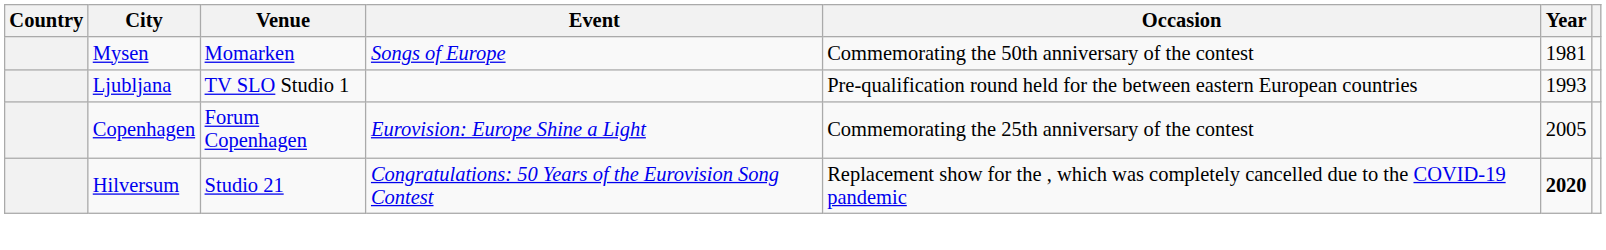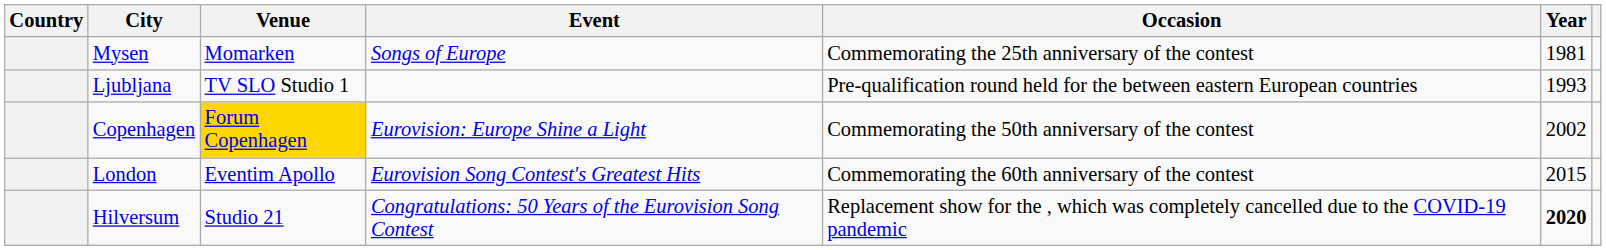(1040, 53) Commemorating the 50th anniversary of the contest -> (1040, 53) Commemorating the 25th anniversary of the contest
(256, 129) no background -> (256, 129) gold background
(1040, 129) Commemorating the 25th anniversary of the contest -> (1040, 129) Commemorating the 50th anniversary of the contest
(1566, 129) 2005 -> (1566, 129) 2002
+ row: (125, 173)
